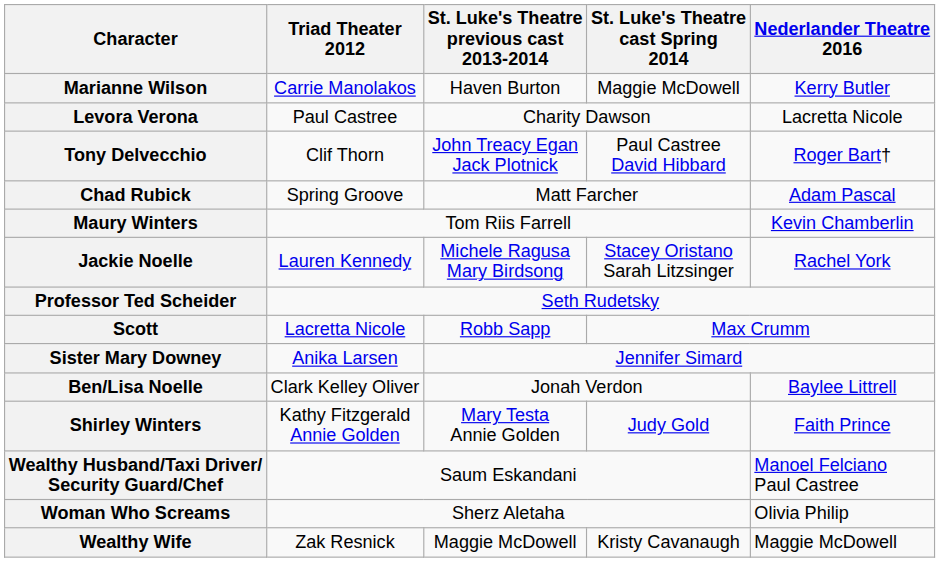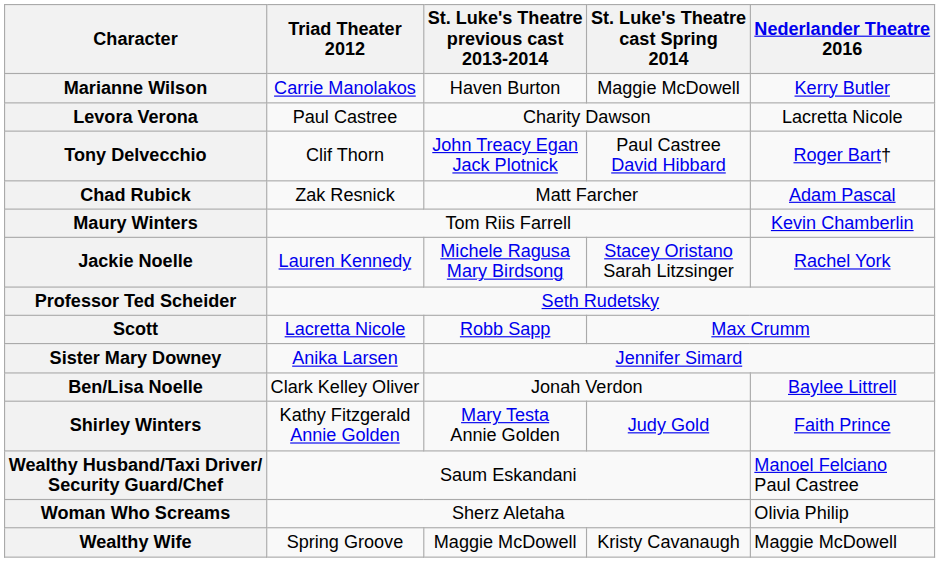(345, 194) Spring Groove -> (345, 194) Zak Resnick
(345, 542) Zak Resnick -> (345, 542) Spring Groove
